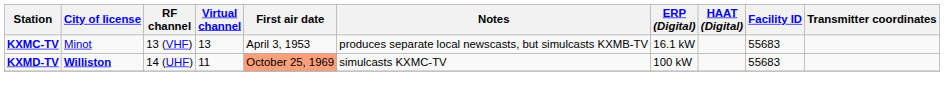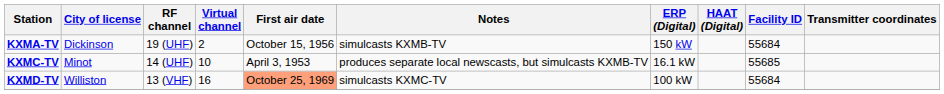+ row: (33, 44)
(169, 44) 13 (VHF) -> (170, 62) 14 (UHF)
(204, 44) 13 -> (204, 62) 10
(764, 44) 55683 -> (764, 62) 55685
(88, 62) bold -> (85, 80) normal
(170, 62) 14 (UHF) -> (169, 80) 13 (VHF)
(204, 62) 11 -> (204, 80) 16
(764, 62) 55683 -> (764, 80) 55684
